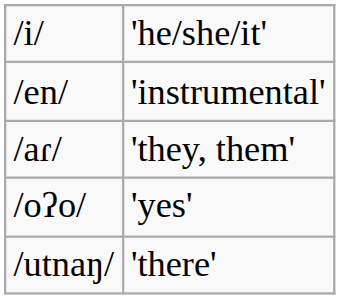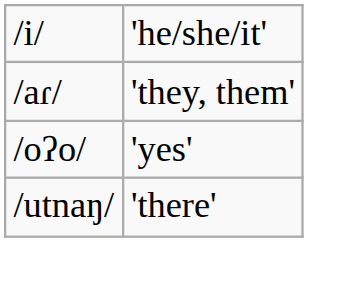- row: (41, 90)
